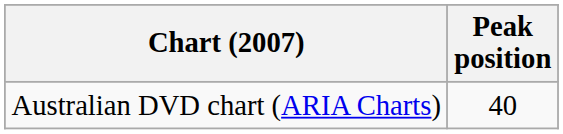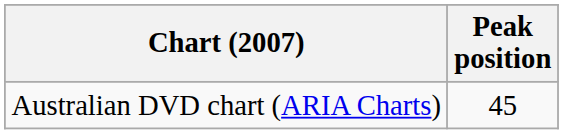(503, 104) 40 -> (503, 104) 45
